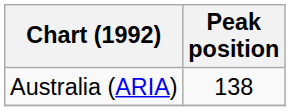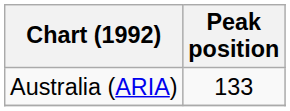(234, 86) 138 -> (234, 86) 133
